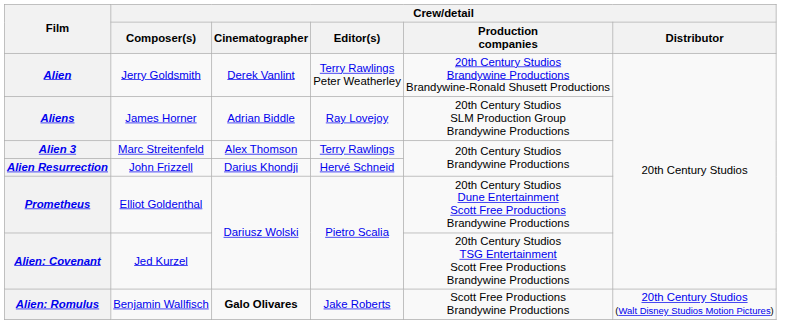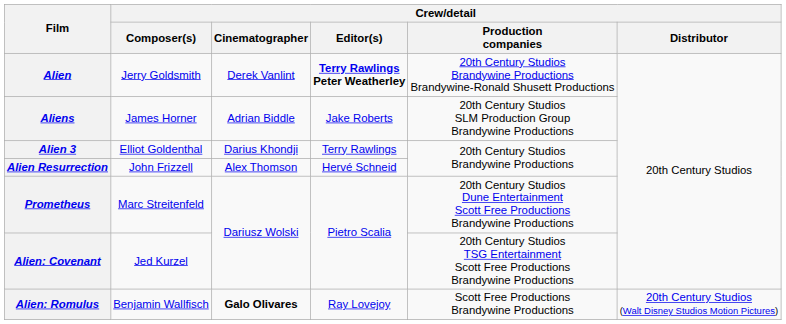(357, 75) normal -> (359, 75) bold
(357, 118) Ray Lovejoy -> (359, 118) Jake Roberts
(161, 149) Marc Streitenfeld -> (161, 149) Elliot Goldenthal
(261, 149) Alex Thomson -> (261, 149) Darius Khondji
(261, 167) Darius Khondji -> (261, 167) Alex Thomson
(161, 204) Elliot Goldenthal -> (161, 204) Marc Streitenfeld
(357, 304) Jake Roberts -> (359, 304) Ray Lovejoy
